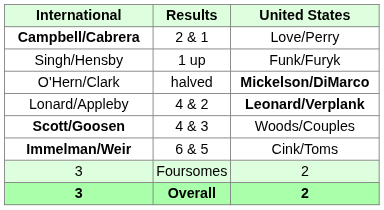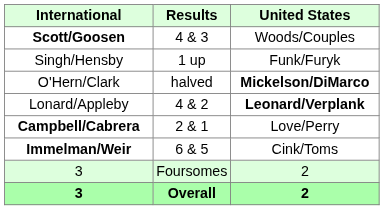rows swapped: (79, 126) <-> (79, 37)
